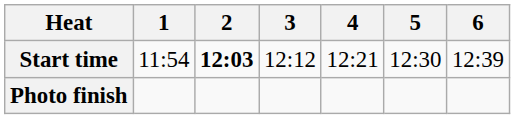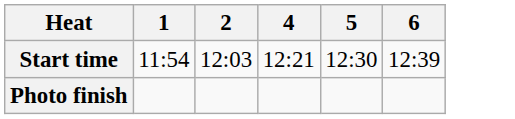- column: (290, 22)
(227, 58) bold -> (226, 58) normal
